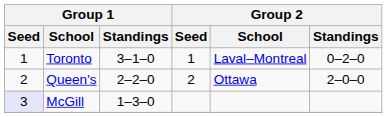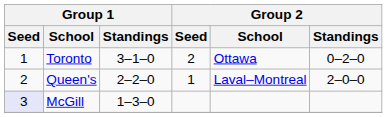(191, 58) 1 -> (191, 58) 2
(260, 58) Laval–Montreal -> (235, 58) Ottawa
(191, 79) 2 -> (191, 79) 1
(235, 79) Ottawa -> (260, 79) Laval–Montreal
